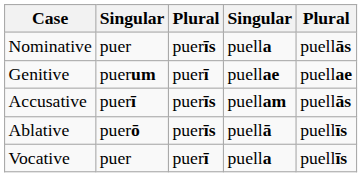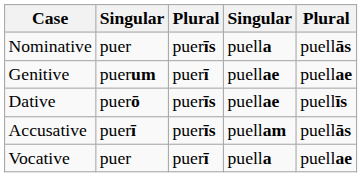+ row: (32, 102)
- row: (39, 130)
(324, 158) puellīs -> (326, 158) puellae
